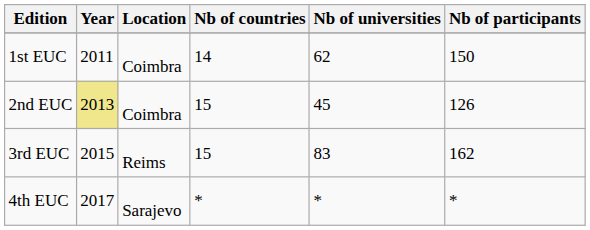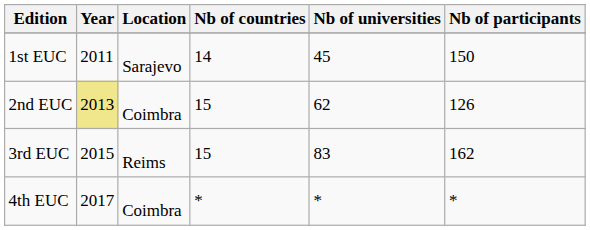(152, 66) Coimbra -> (152, 66) Sarajevo
(322, 56) 62 -> (322, 56) 45
(322, 105) 45 -> (322, 105) 62
(152, 211) Sarajevo -> (152, 211) Coimbra
